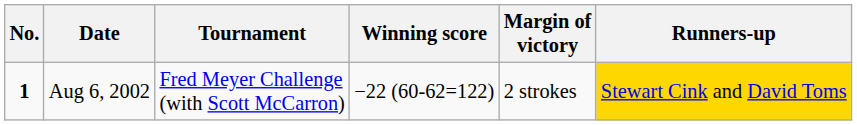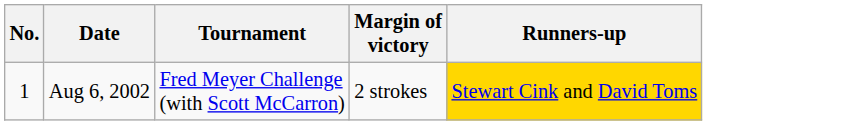- column: (424, 33)
(24, 91) bold -> (24, 91) normal
